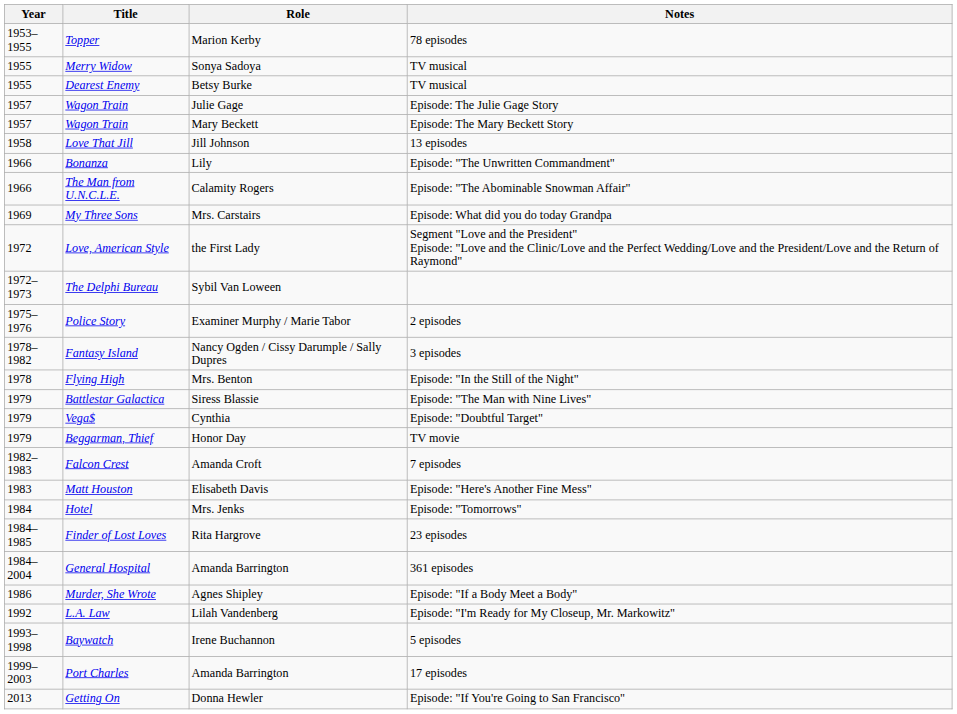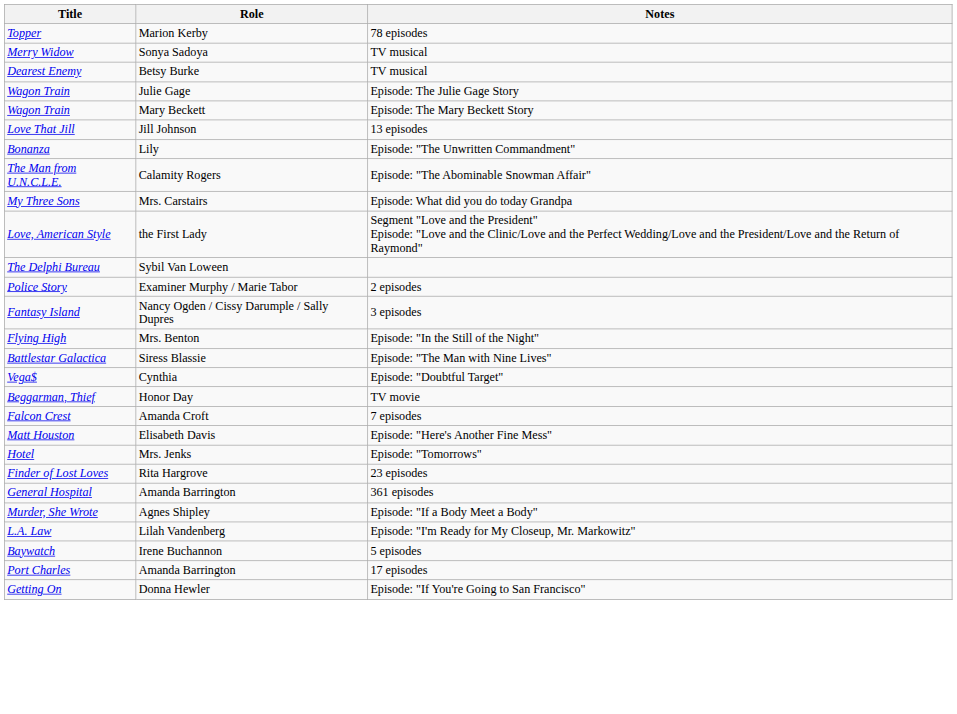- column: (33, 14)
